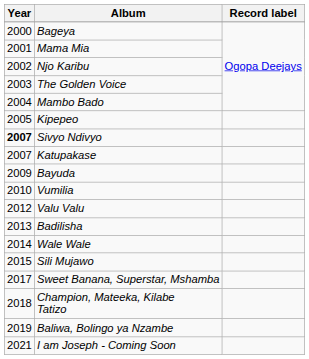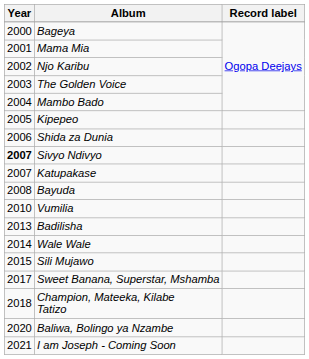+ row: (75, 137)
(19, 173) 2009 -> (19, 191) 2008
- row: (61, 208)
(19, 327) 2019 -> (19, 327) 2020
